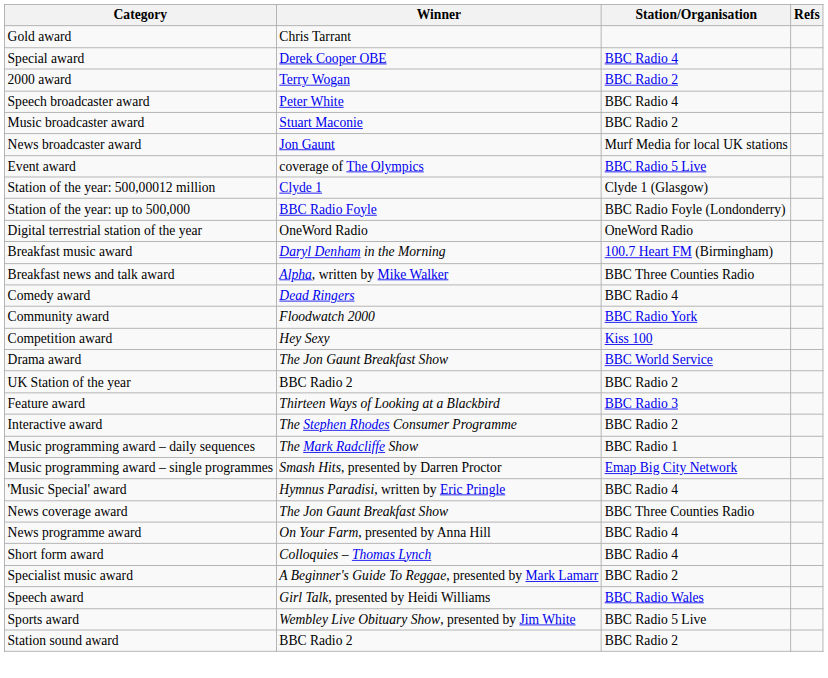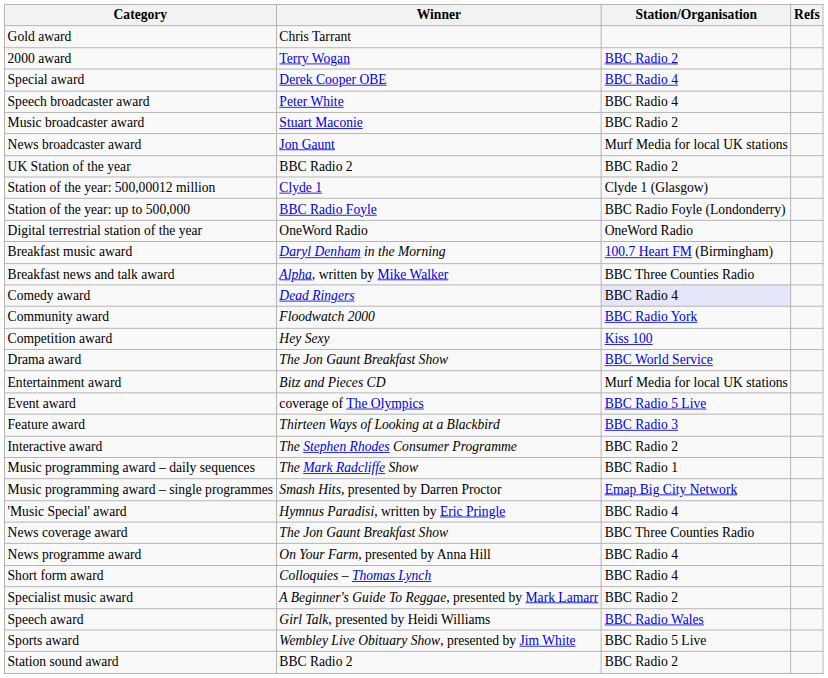rows swapped: (39, 79) <-> (46, 58)
rows swapped: (69, 381) <-> (42, 166)
(641, 295) no background -> (641, 295) lavender background
+ row: (64, 381)
